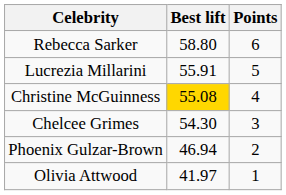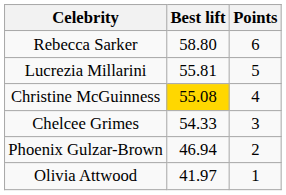(198, 70) 55.91 -> (198, 70) 55.81
(198, 123) 54.30 -> (198, 123) 54.33
